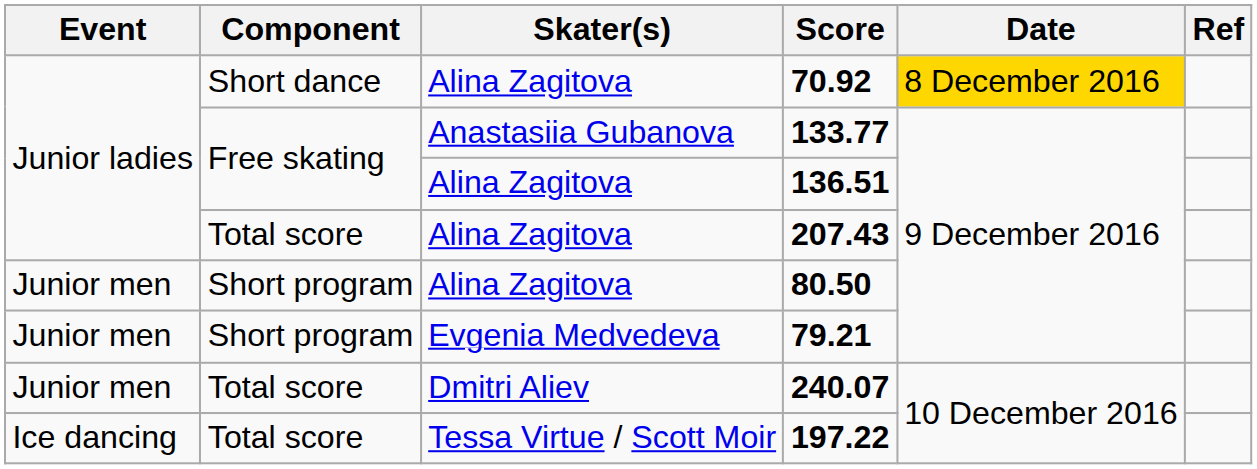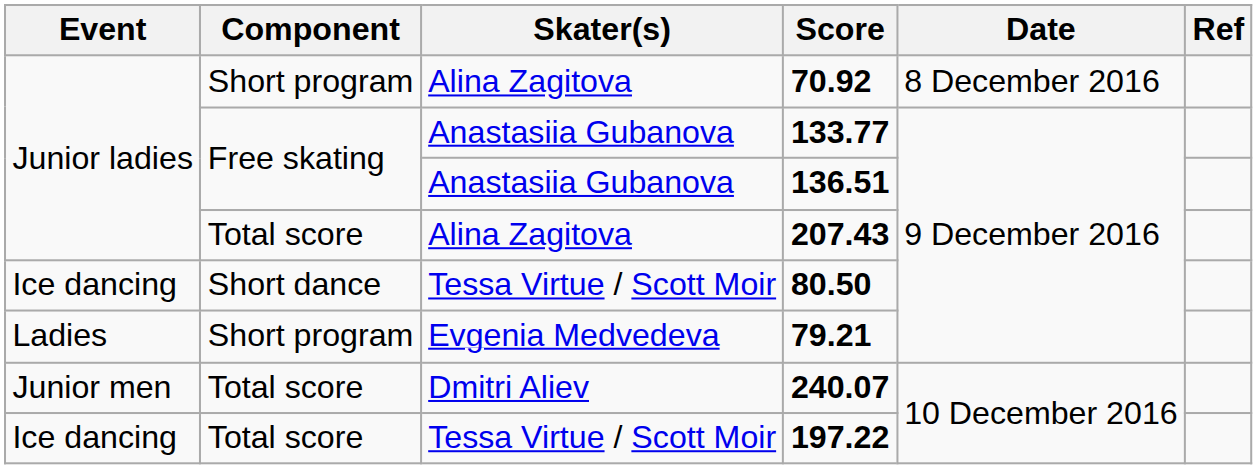(295, 81) Short dance -> (311, 81) Short program
(1032, 81) gold background -> (1032, 81) no background
(530, 183) Alina Zagitova -> (581, 183) Anastasiia Gubanova
(92, 285) Junior men -> (95, 285) Ice dancing
(311, 285) Short program -> (295, 285) Short dance
(530, 285) Alina Zagitova -> (602, 285) Tessa Virtue / Scott Moir
(92, 336) Junior men -> (60, 336) Ladies
